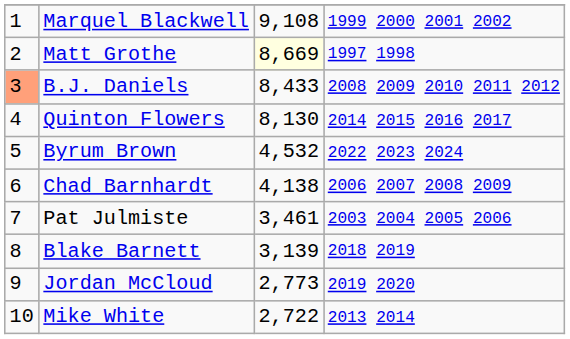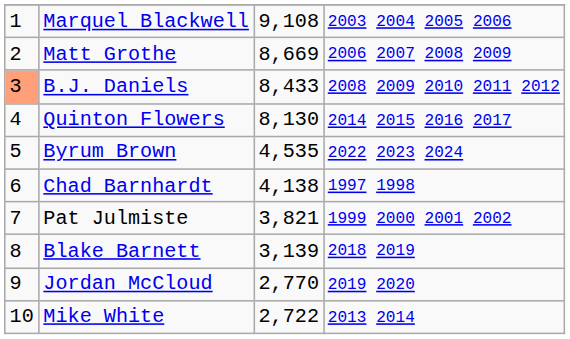(420, 21) 1999 2000 2001 2002 -> (420, 21) 2003 2004 2005 2006
(289, 54) lightyellow background -> (289, 54) no background
(371, 54) 1997 1998 -> (420, 54) 2006 2007 2008 2009
(289, 153) 4,532 -> (289, 153) 4,535
(420, 185) 2006 2007 2008 2009 -> (371, 185) 1997 1998
(289, 218) 3,461 -> (289, 218) 3,821
(420, 218) 2003 2004 2005 2006 -> (420, 218) 1999 2000 2001 2002
(289, 284) 2,773 -> (289, 284) 2,770
